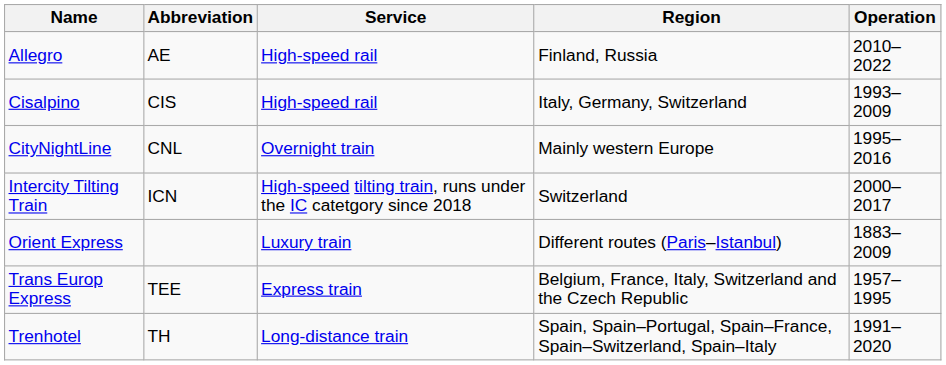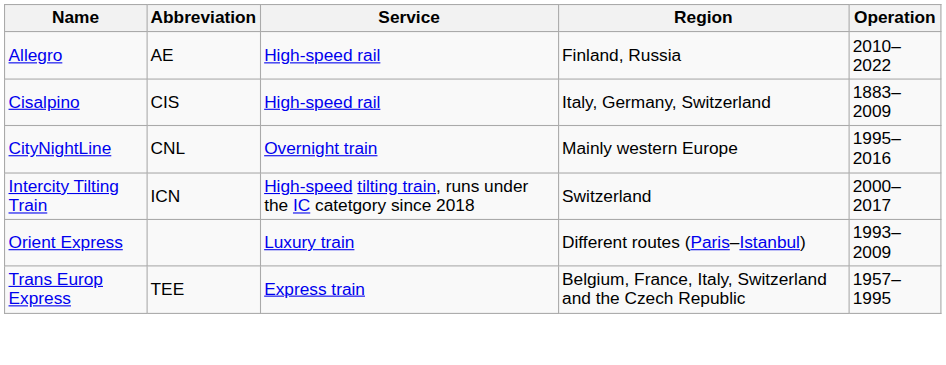(877, 102) 1993–2009 -> (877, 102) 1883–2009
(877, 242) 1883–2009 -> (877, 242) 1993–2009
- row: (45, 336)
